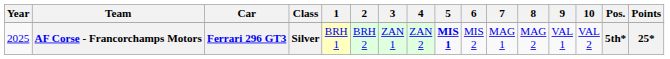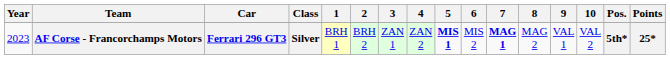(18, 38) 2025 -> (18, 38) 2023
(502, 38) normal -> (503, 38) bold
